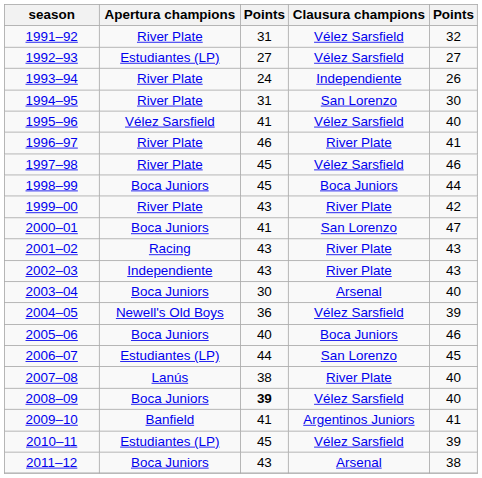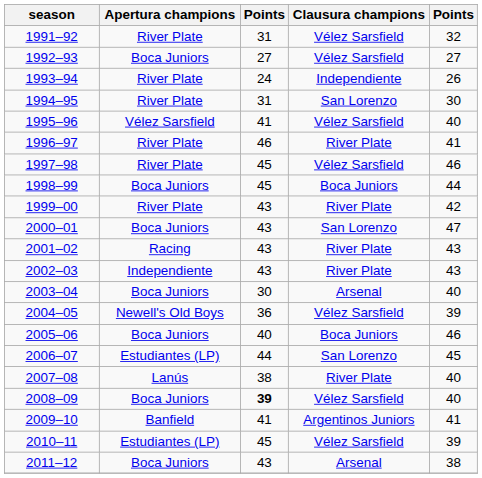(170, 57) Estudiantes (LP) -> (170, 57) Boca Juniors
(264, 228) 41 -> (264, 228) 43
